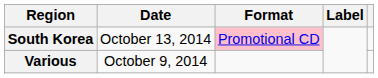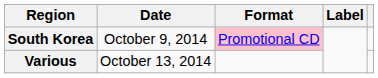(156, 38) October 13, 2014 -> (156, 38) October 9, 2014
(156, 61) October 9, 2014 -> (156, 61) October 13, 2014
